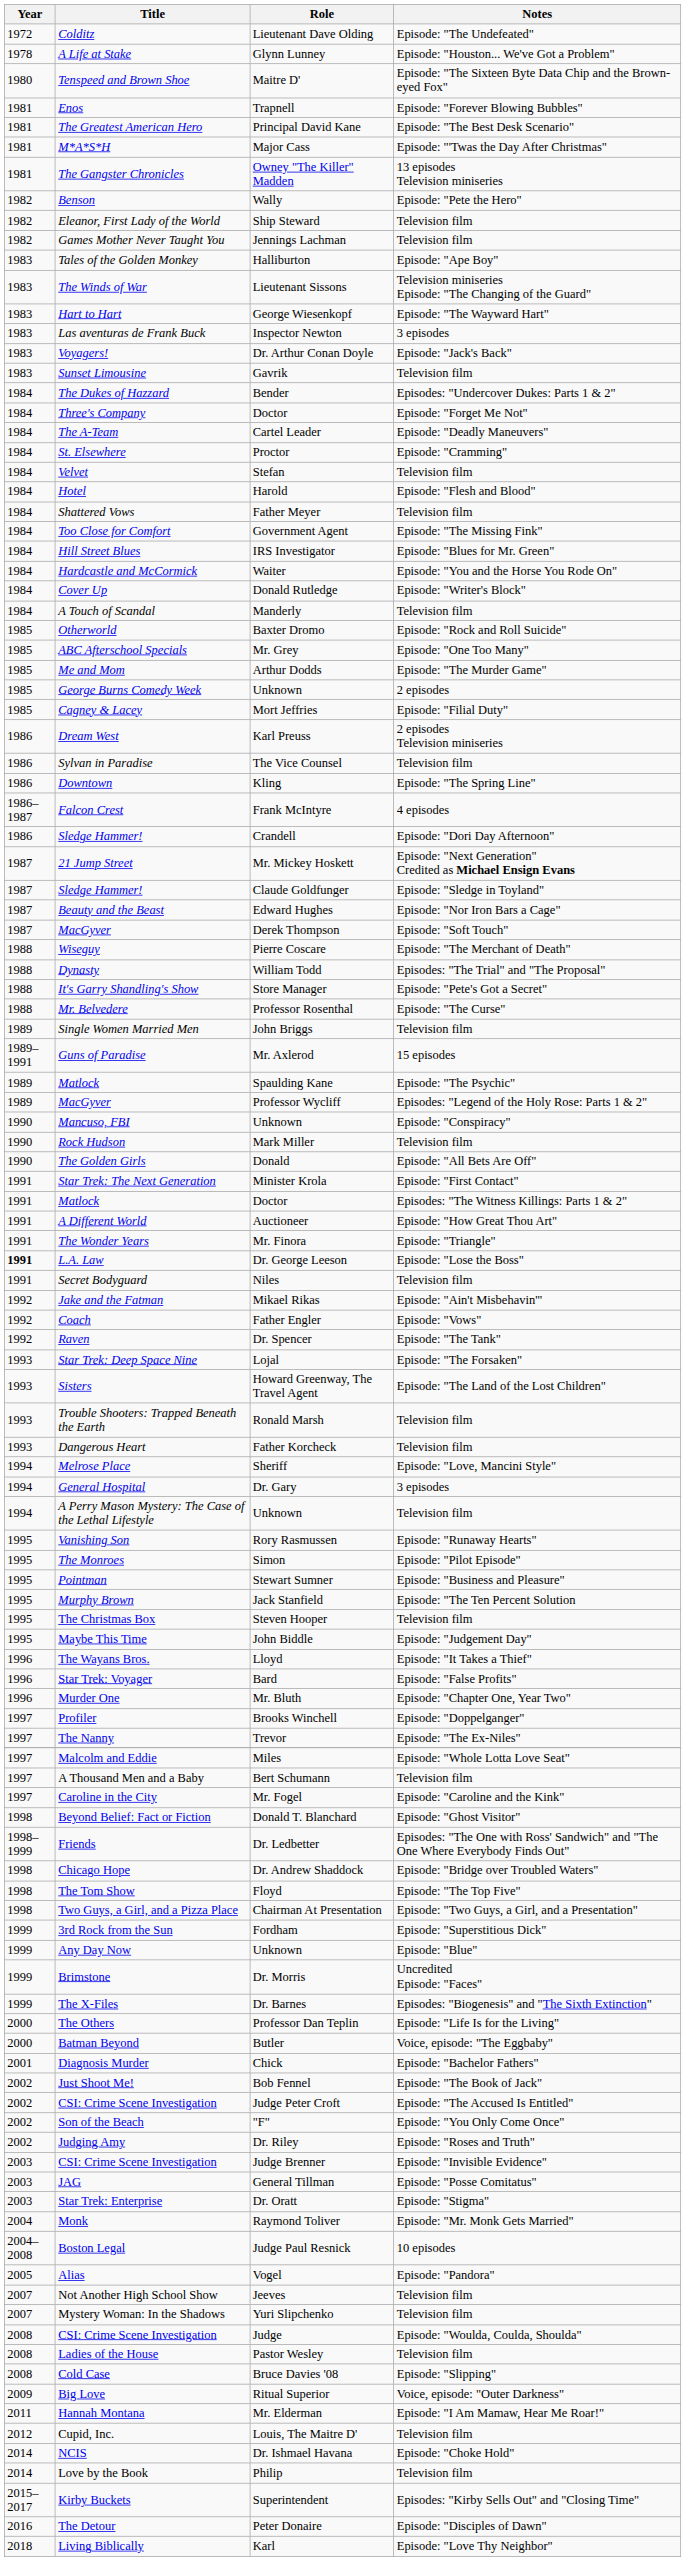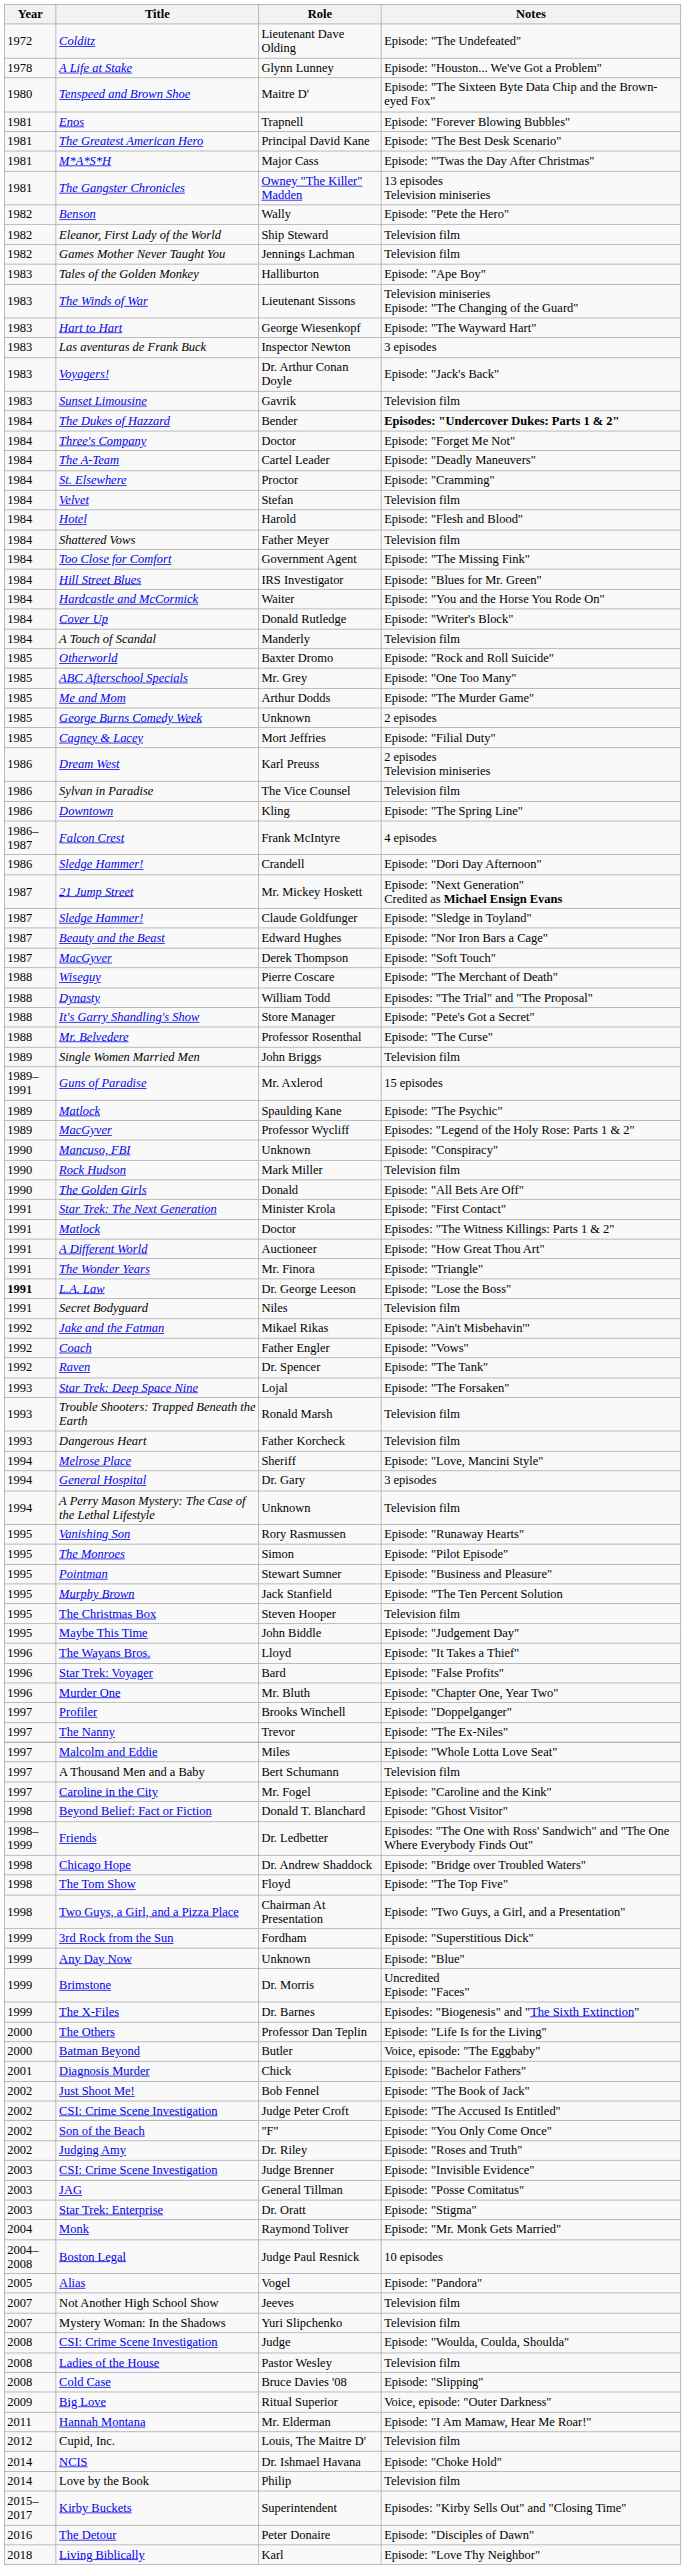(506, 392) normal -> (502, 421) bold
- row: (75, 1386)
